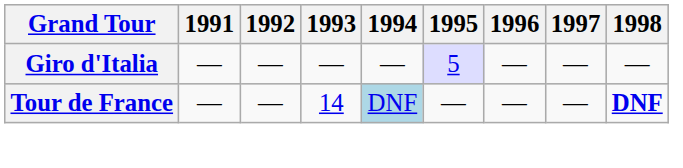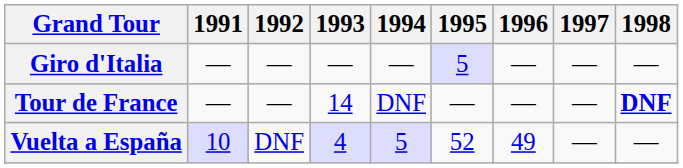(392, 102) lightblue background -> (401, 102) no background
+ row: (96, 142)
